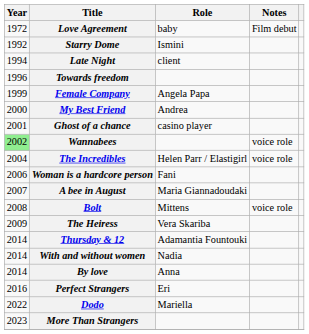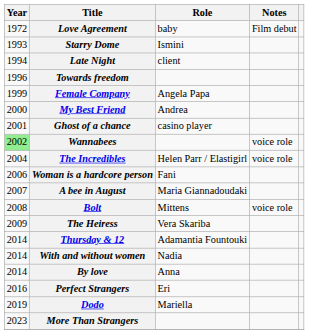(17, 45) 1992 -> (17, 45) 1993
(17, 304) 2022 -> (17, 304) 2019
